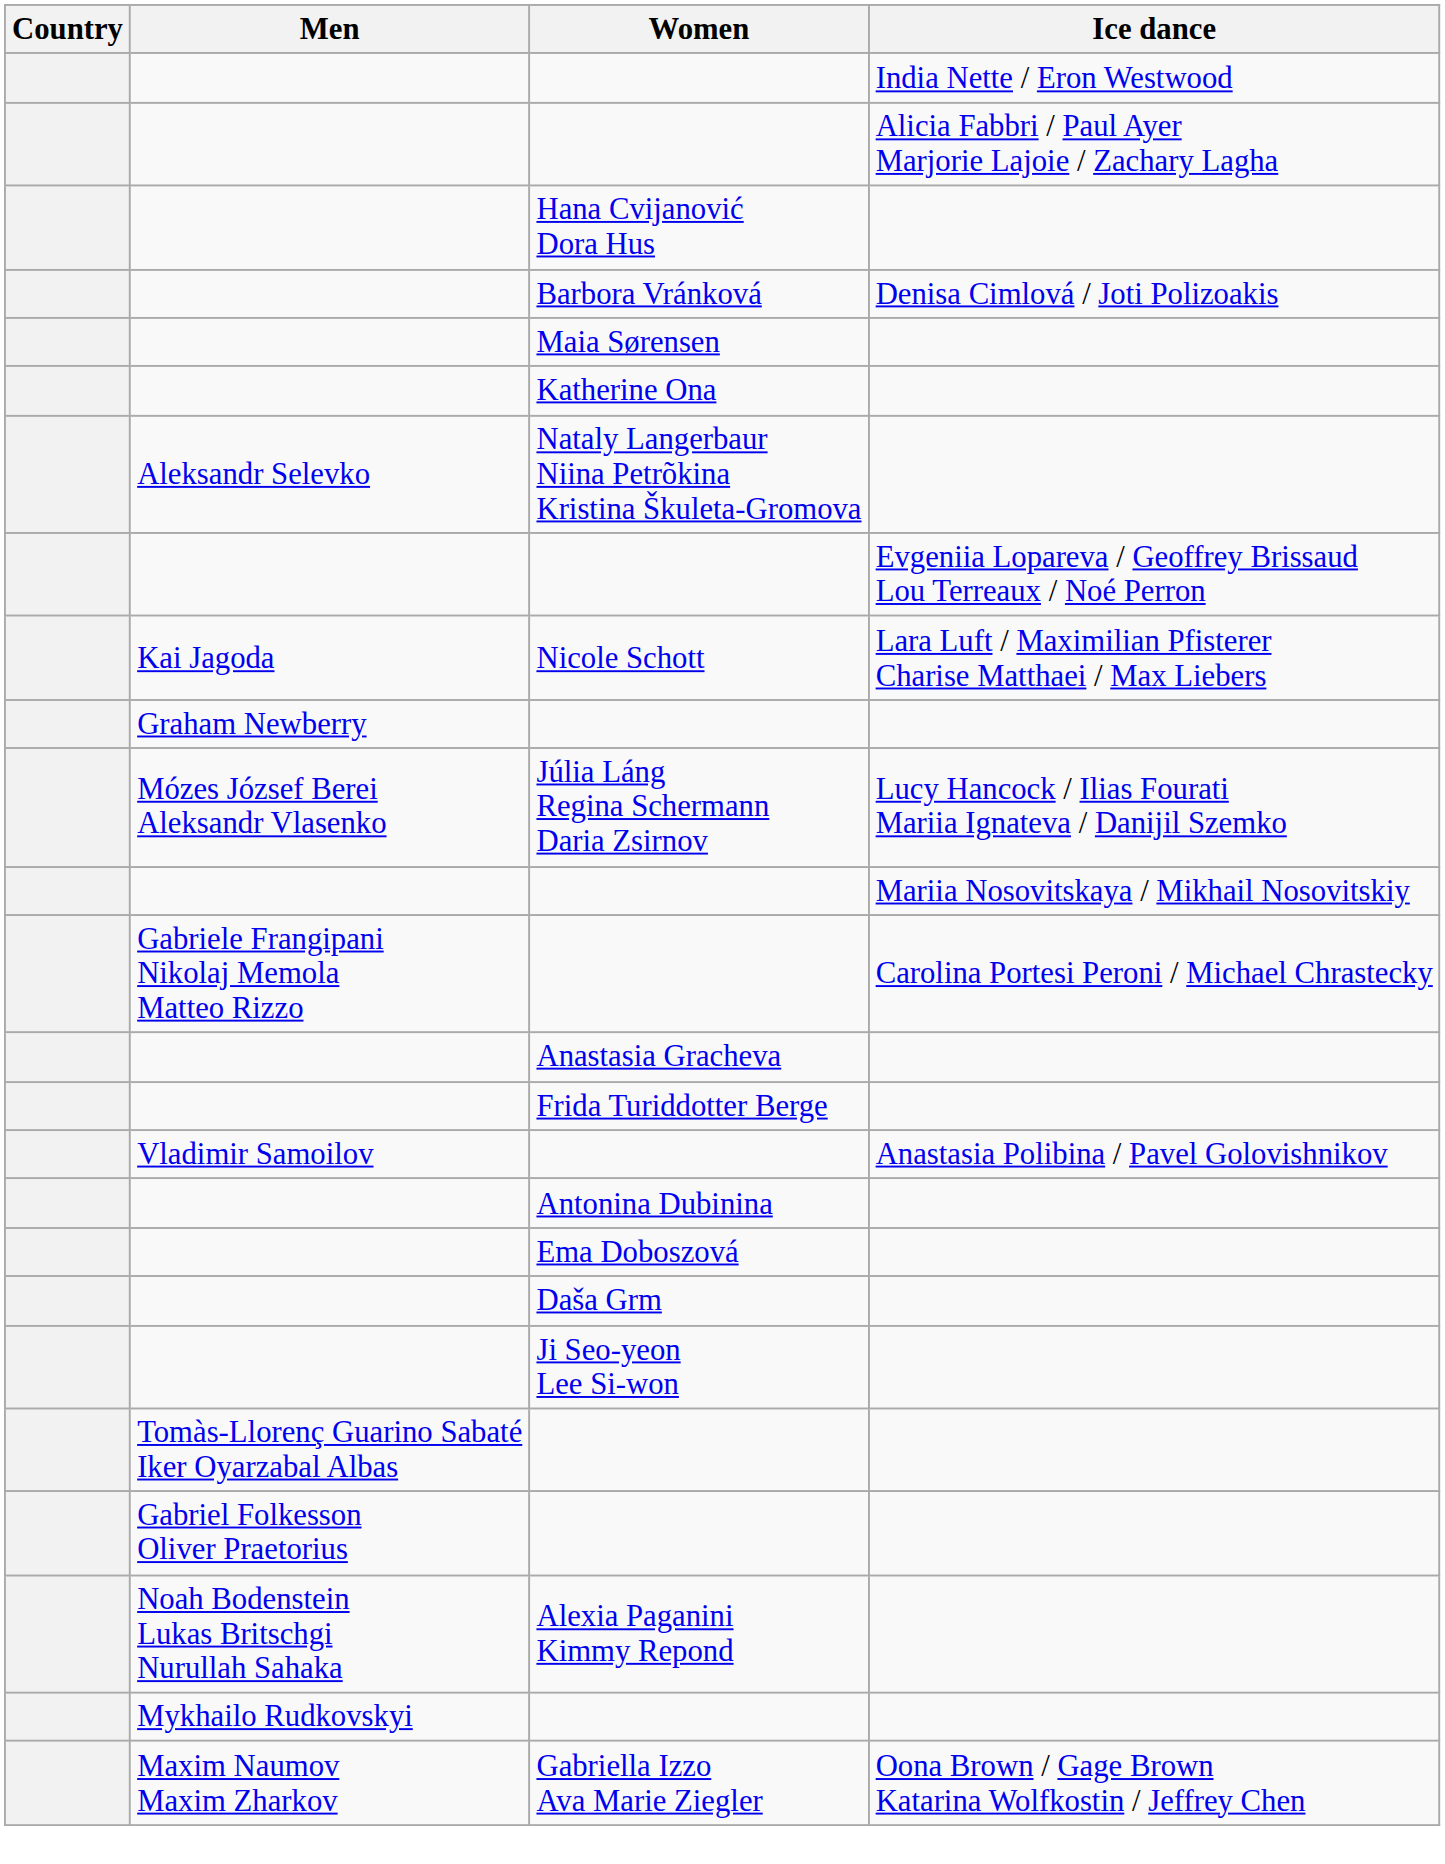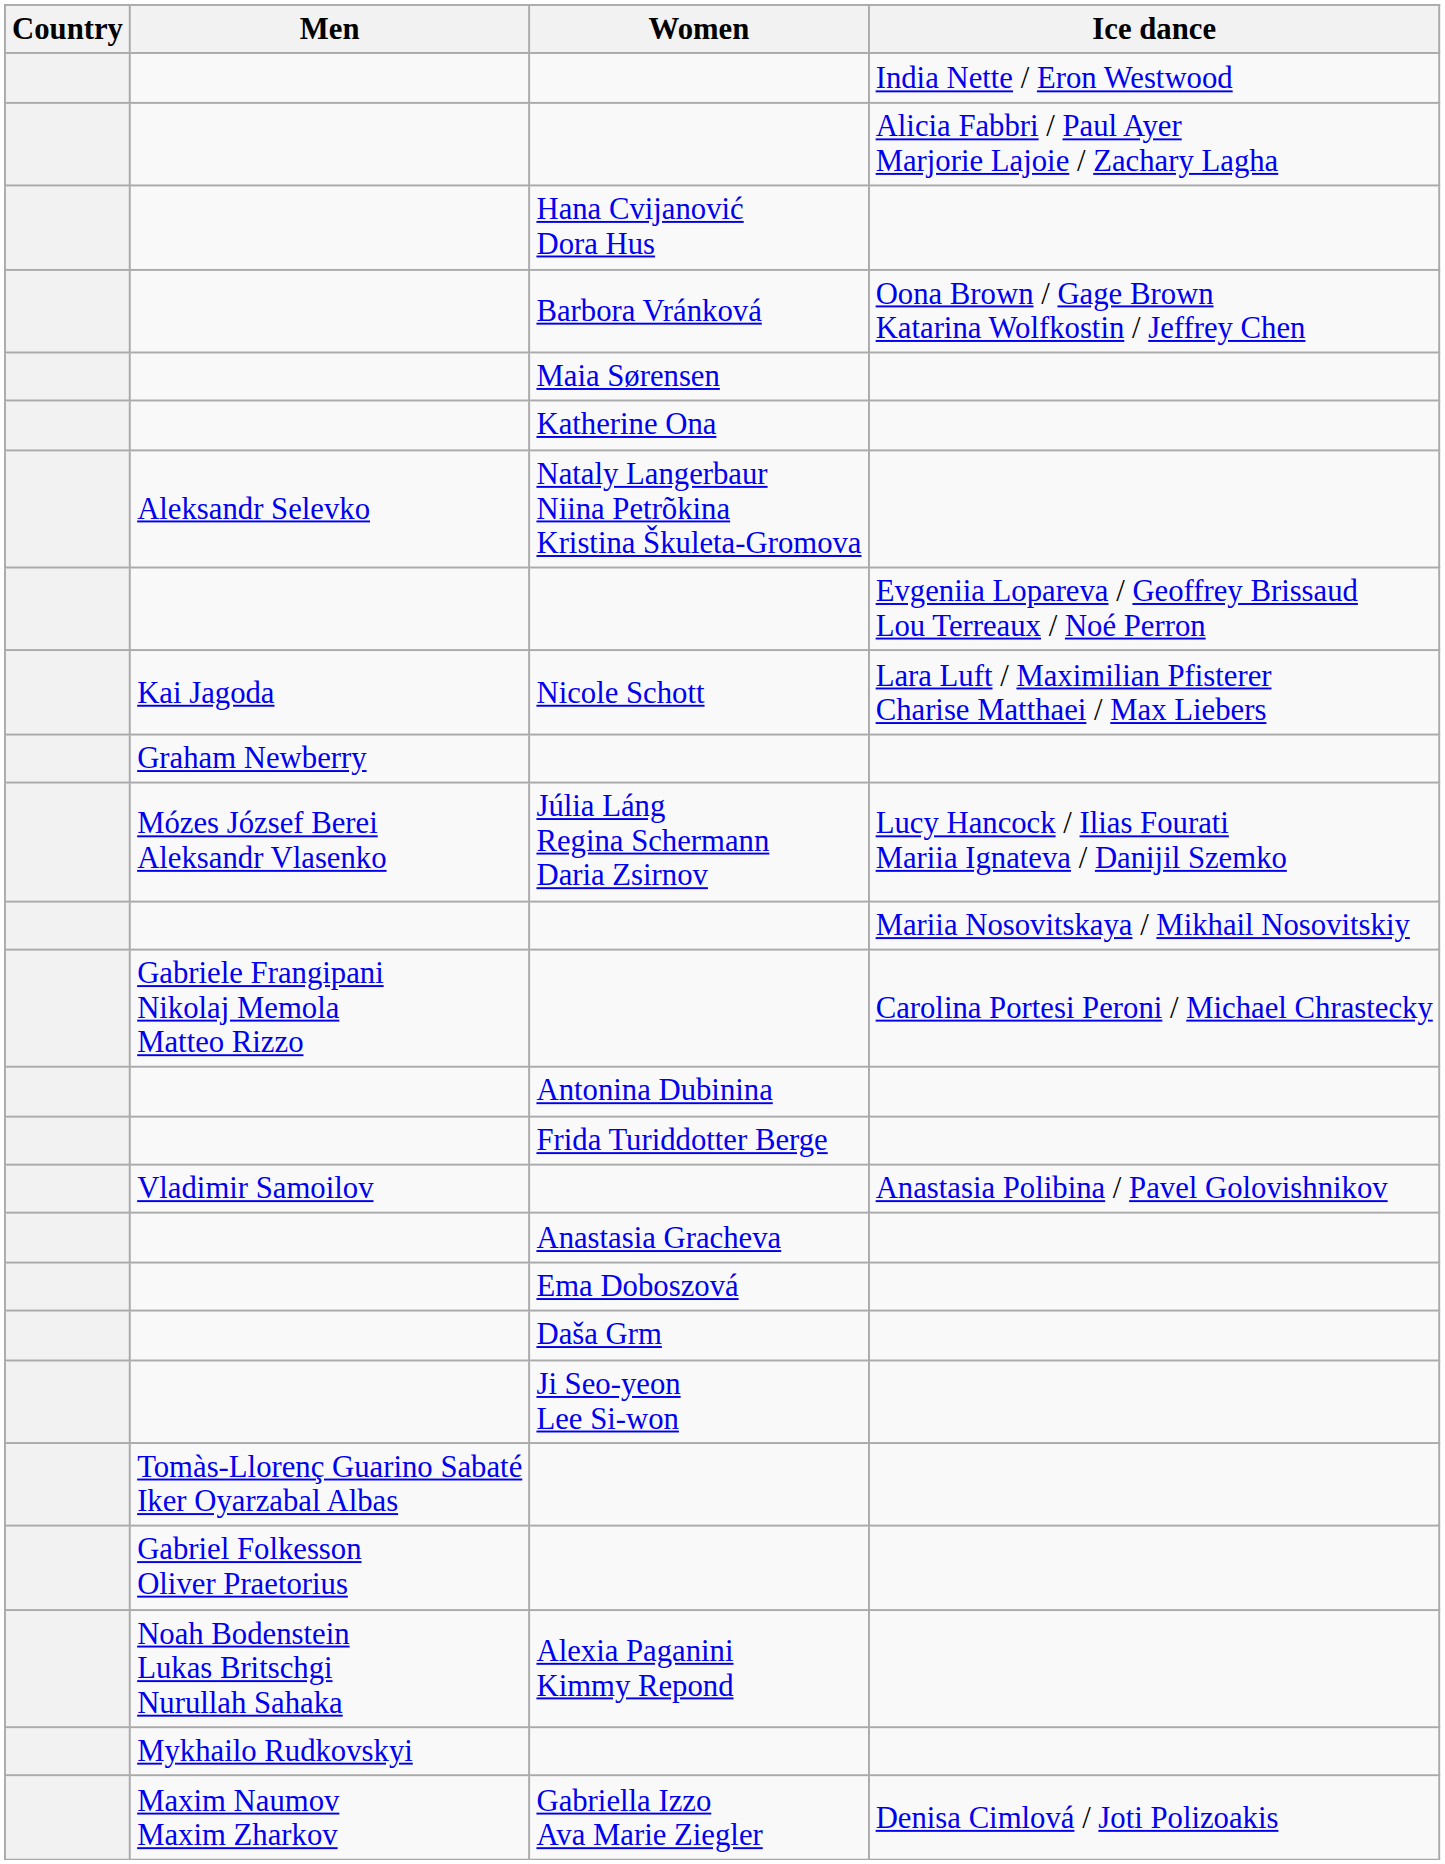(1077, 292) Denisa Cimlová / Joti Polizoakis -> (1091, 310) Oona Brown / Gage Brown Katarina Wolfkostin / Jeffrey Chen
rows swapped: (330, 1057) <-> (330, 1203)
(1091, 1782) Oona Brown / Gage Brown Katarina Wolfkostin / Jeffrey Chen -> (1077, 1817) Denisa Cimlová / Joti Polizoakis
